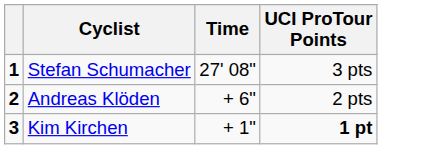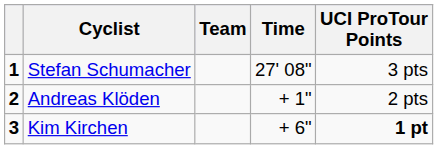+ column: (223, 29)
(239, 98) + 6" -> (295, 98) + 1"
(239, 128) + 1" -> (295, 128) + 6"
